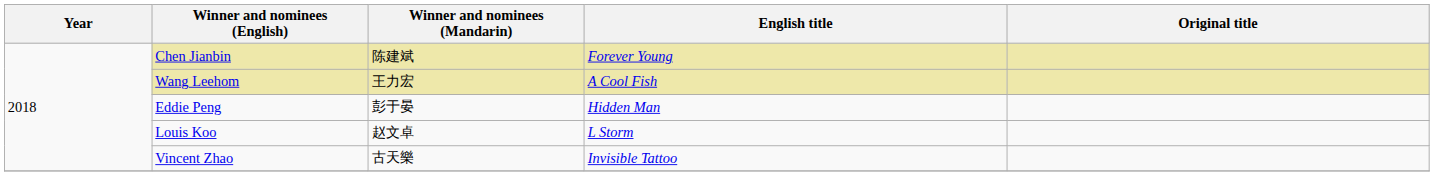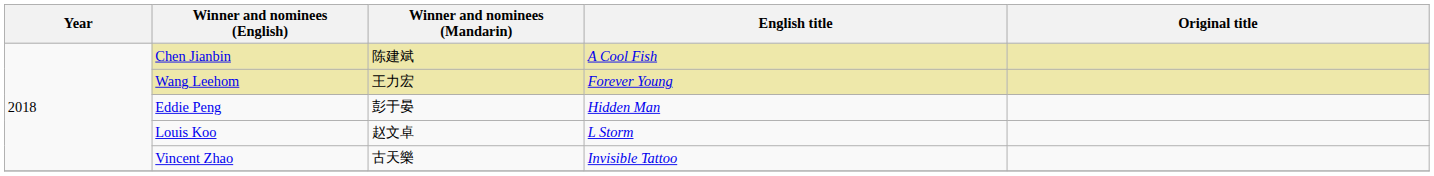(630, 56) Forever Young -> (622, 56) A Cool Fish
(622, 81) A Cool Fish -> (630, 81) Forever Young
